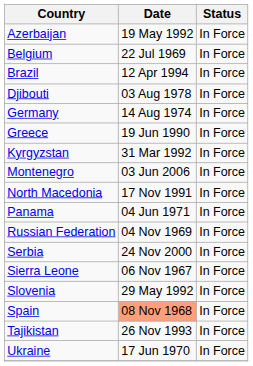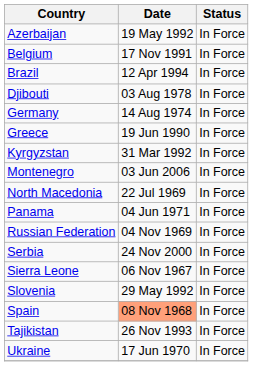(154, 53) 22 Jul 1969 -> (157, 53) 17 Nov 1991
(157, 192) 17 Nov 1991 -> (154, 192) 22 Jul 1969
